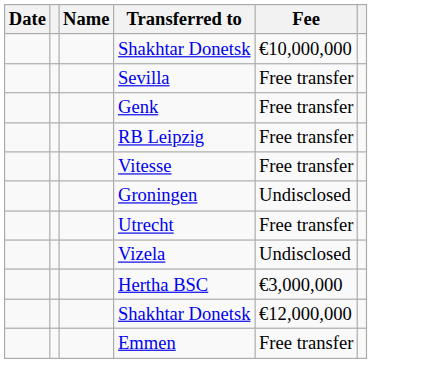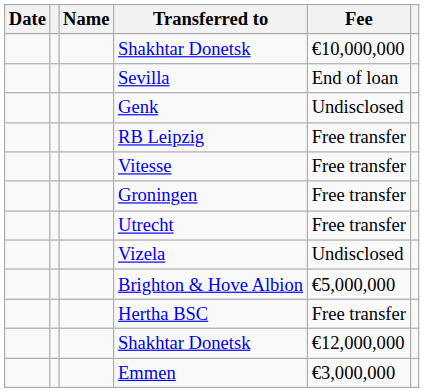(306, 78) Free transfer -> (355, 78) End of loan
(306, 107) Free transfer -> (358, 107) Undisclosed
(305, 195) Undisclosed -> (359, 195) Free transfer
+ row: (27, 284)
(301, 284) €3,000,000 -> (359, 313) Free transfer
(306, 343) Free transfer -> (353, 372) €3,000,000
